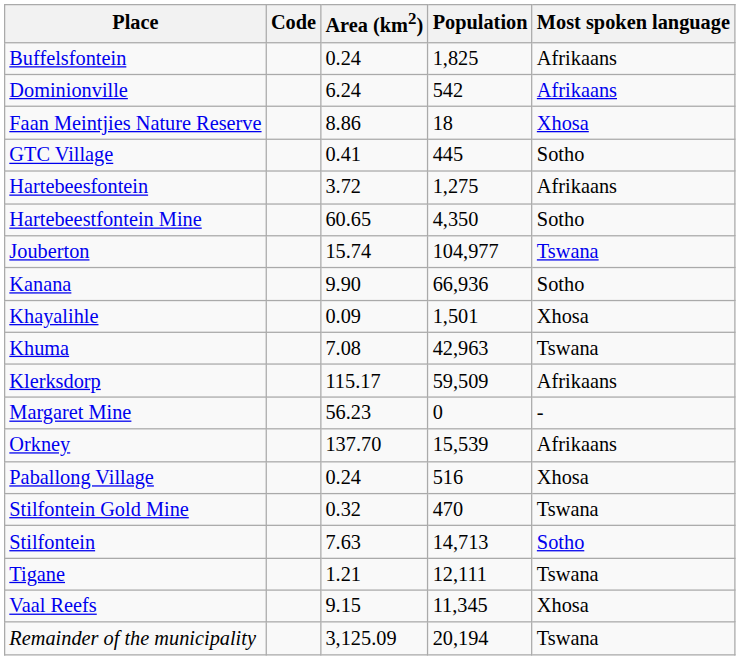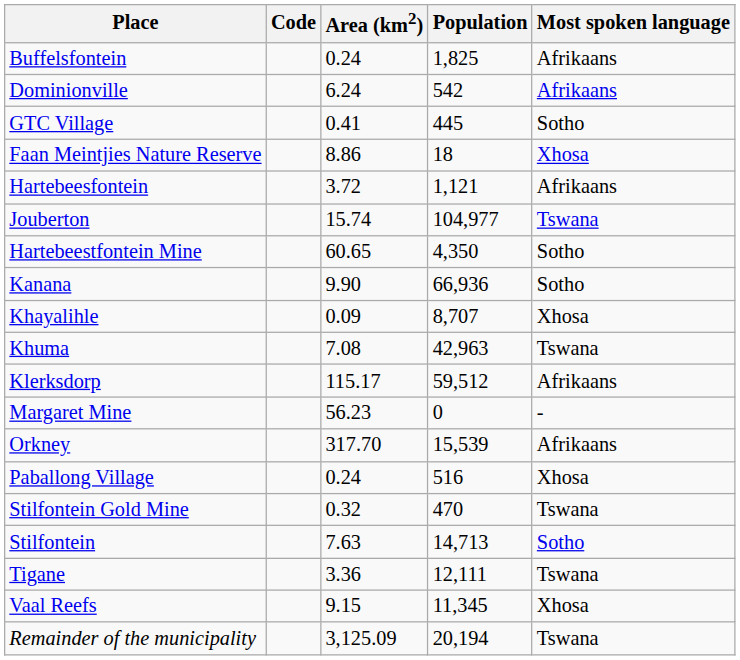rows swapped: (135, 122) <-> (61, 155)
(456, 187) 1,275 -> (456, 187) 1,121
rows swapped: (106, 219) <-> (49, 251)
(456, 316) 1,501 -> (456, 316) 8,707
(461, 380) 59,509 -> (461, 380) 59,512
(353, 445) 137.70 -> (353, 445) 317.70
(343, 573) 1.21 -> (343, 573) 3.36
